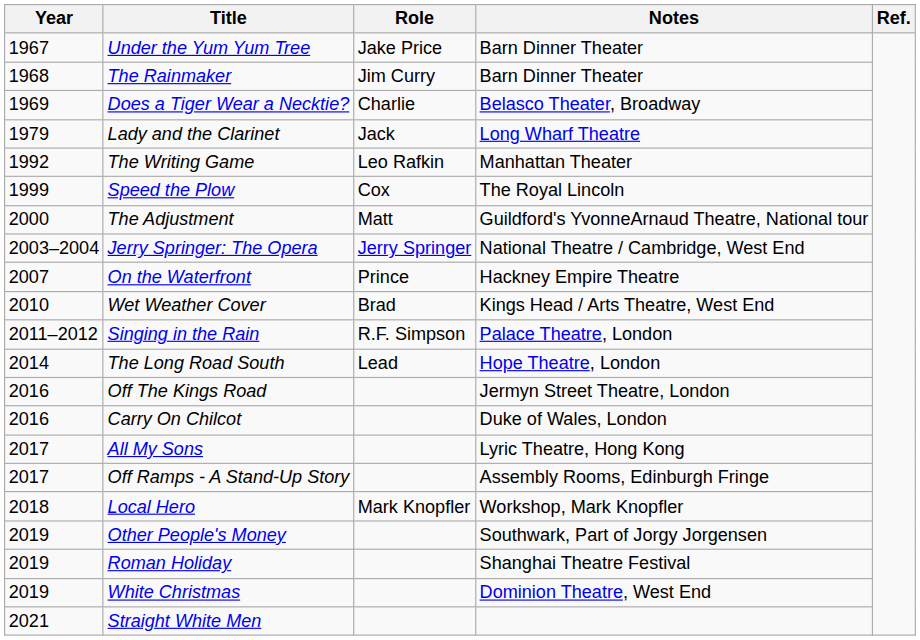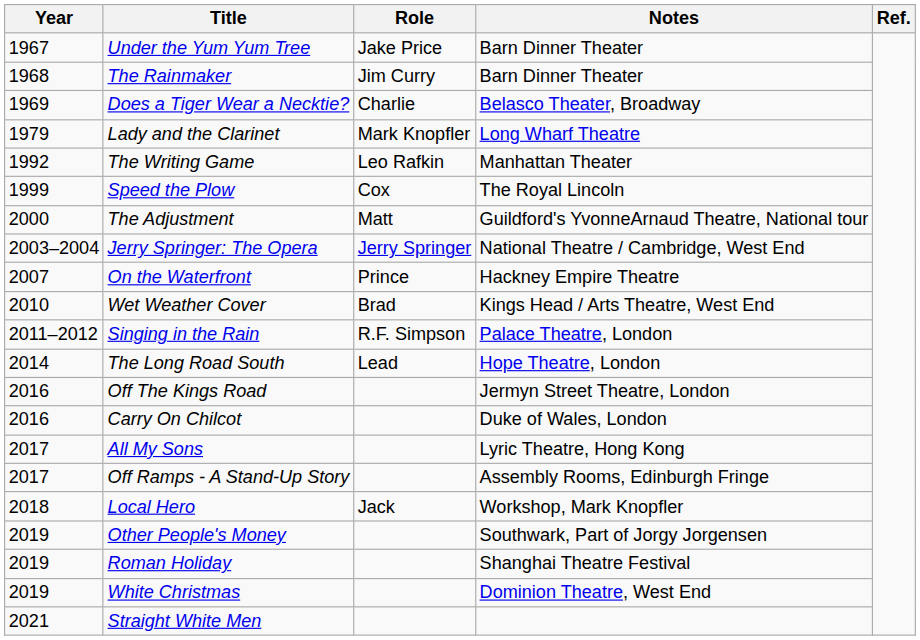(376, 133) Jack -> (414, 133) Mark Knopfler
(414, 506) Mark Knopfler -> (376, 506) Jack
